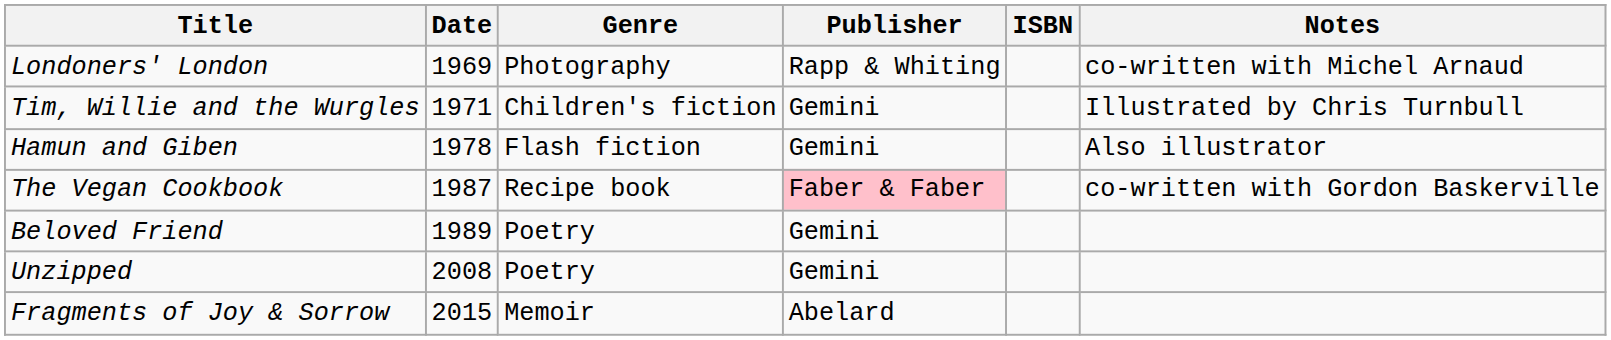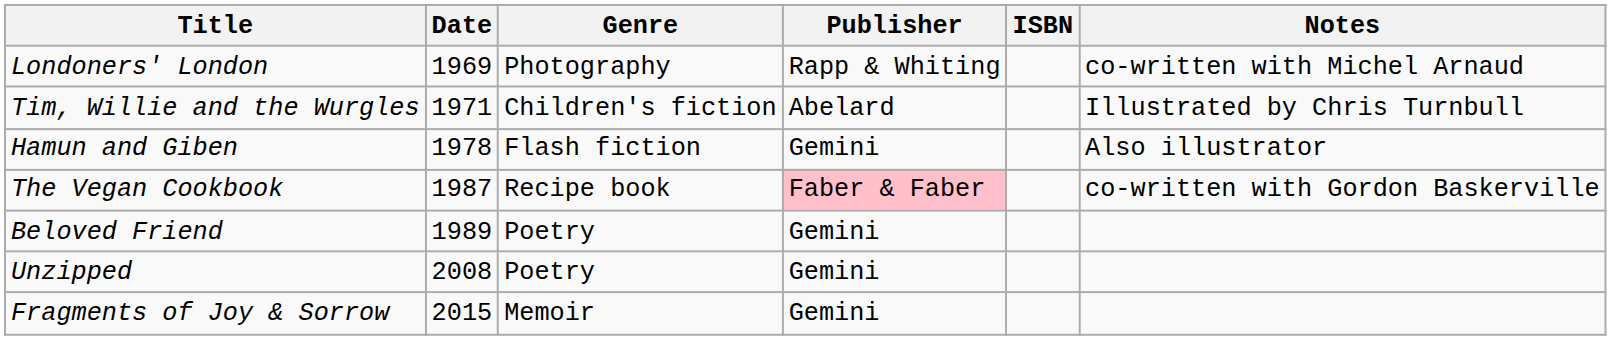(834, 108) Gemini -> (842, 108) Abelard
(842, 313) Abelard -> (834, 313) Gemini
